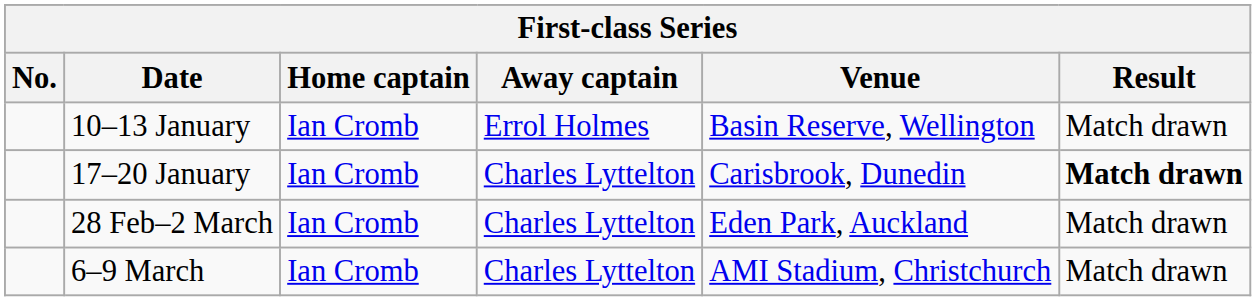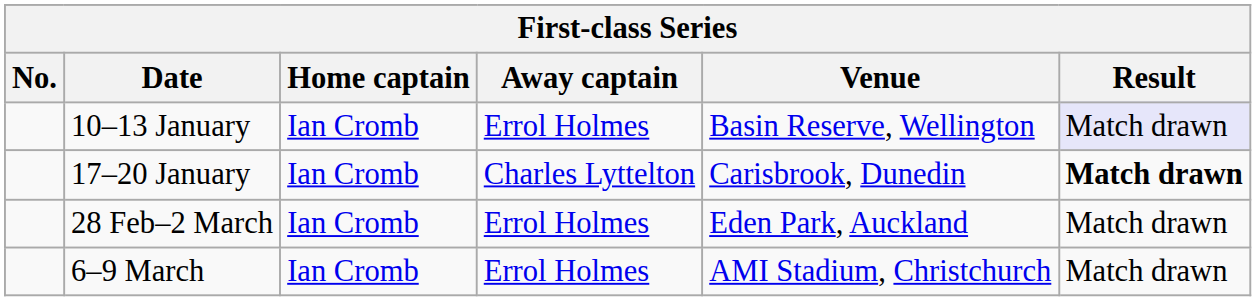(1146, 125) no background -> (1146, 125) lavender background
(589, 222) Charles Lyttelton -> (567, 222) Errol Holmes
(589, 271) Charles Lyttelton -> (567, 271) Errol Holmes
